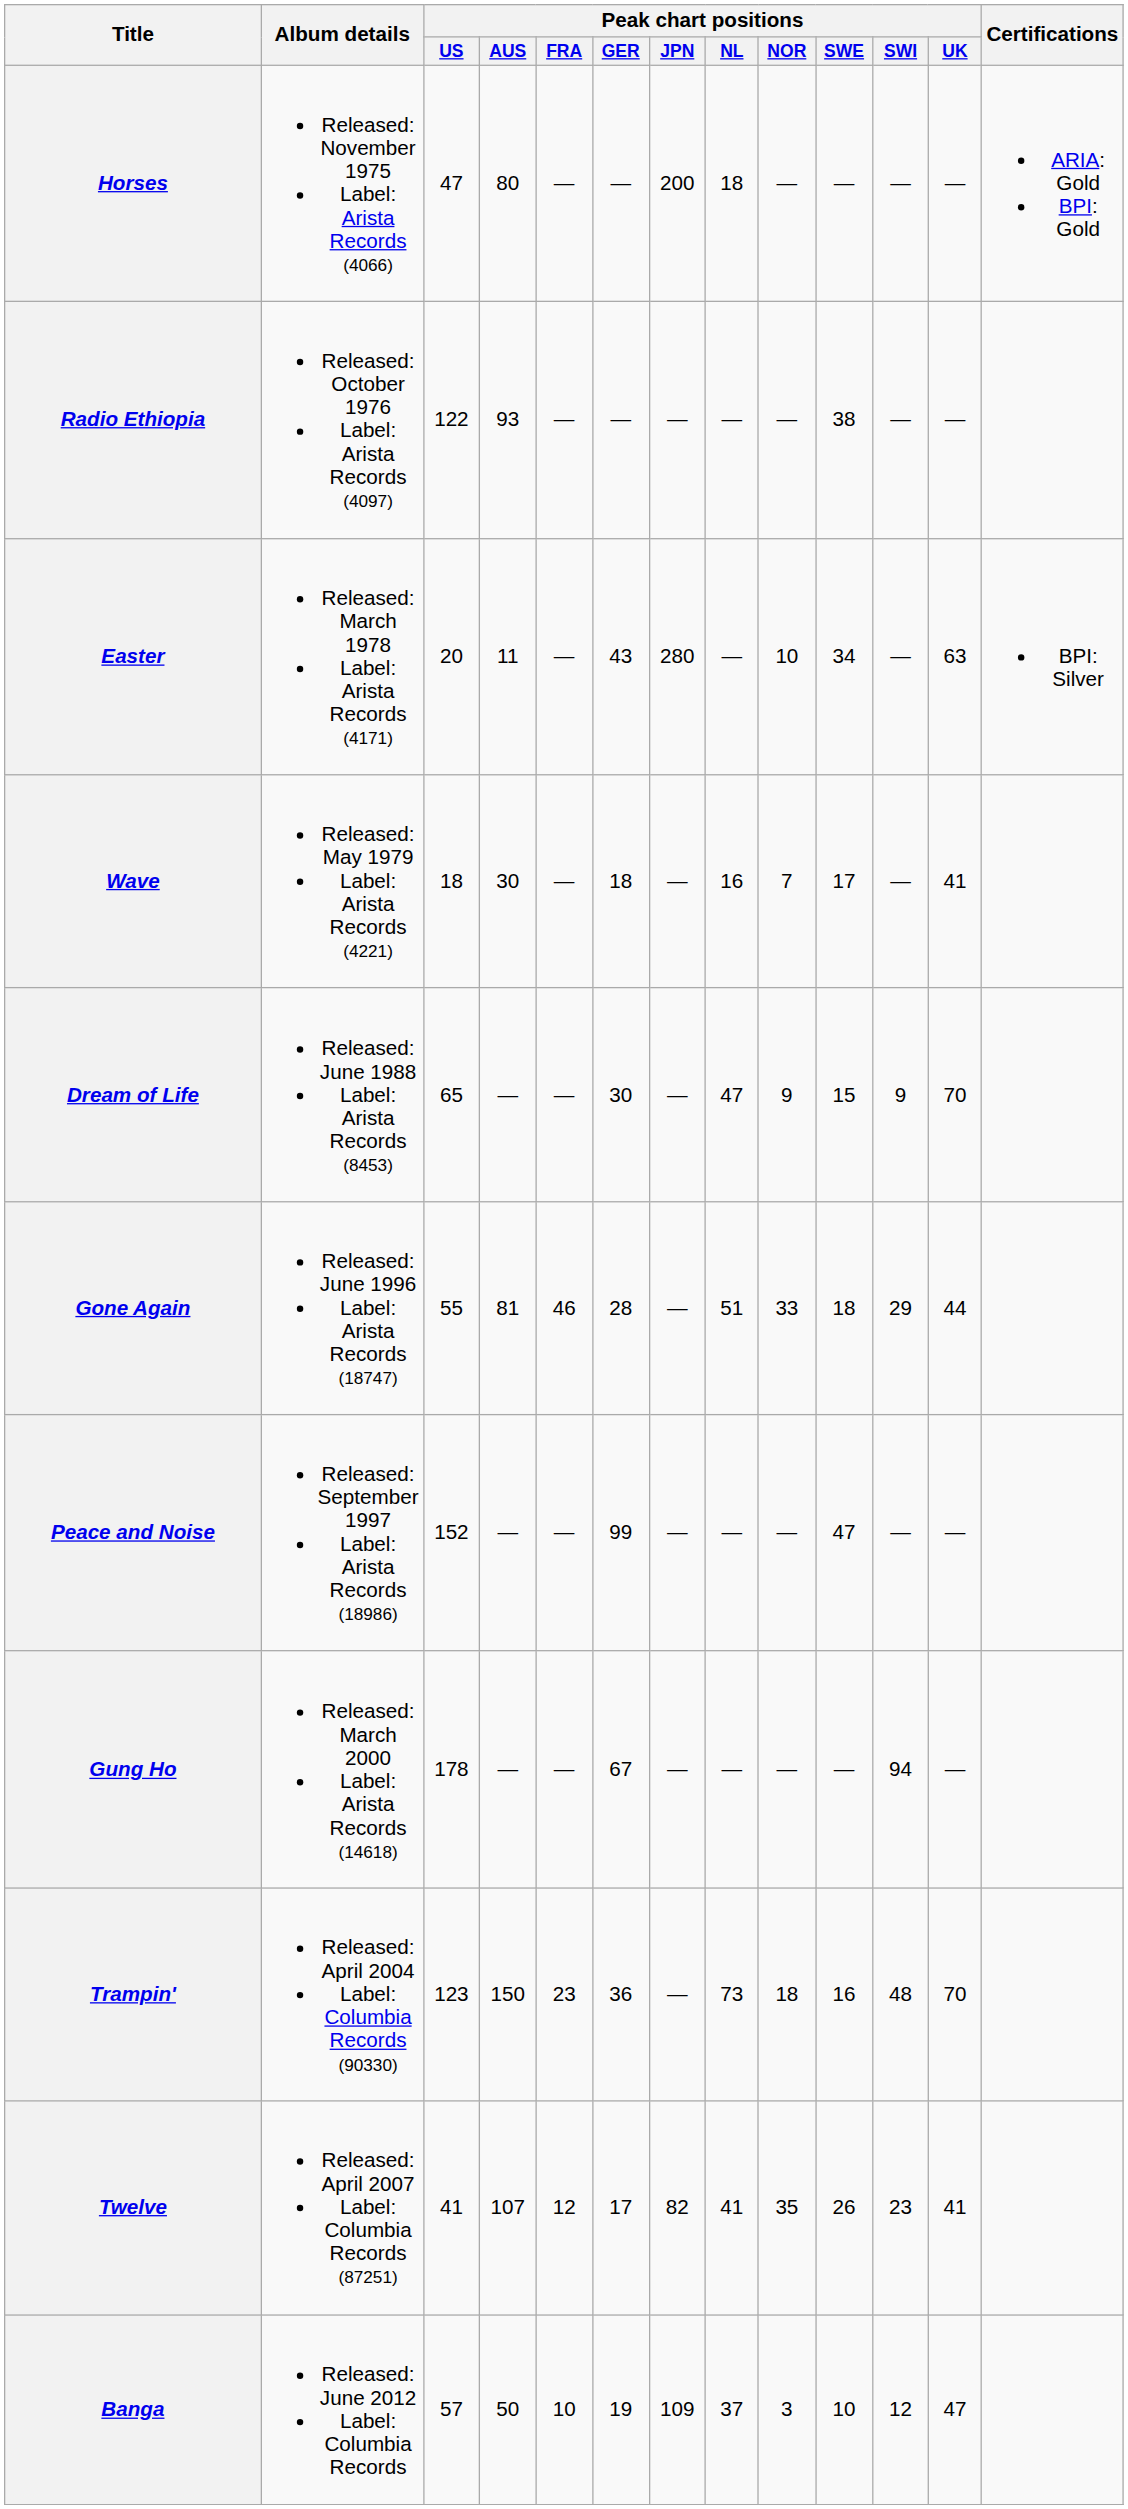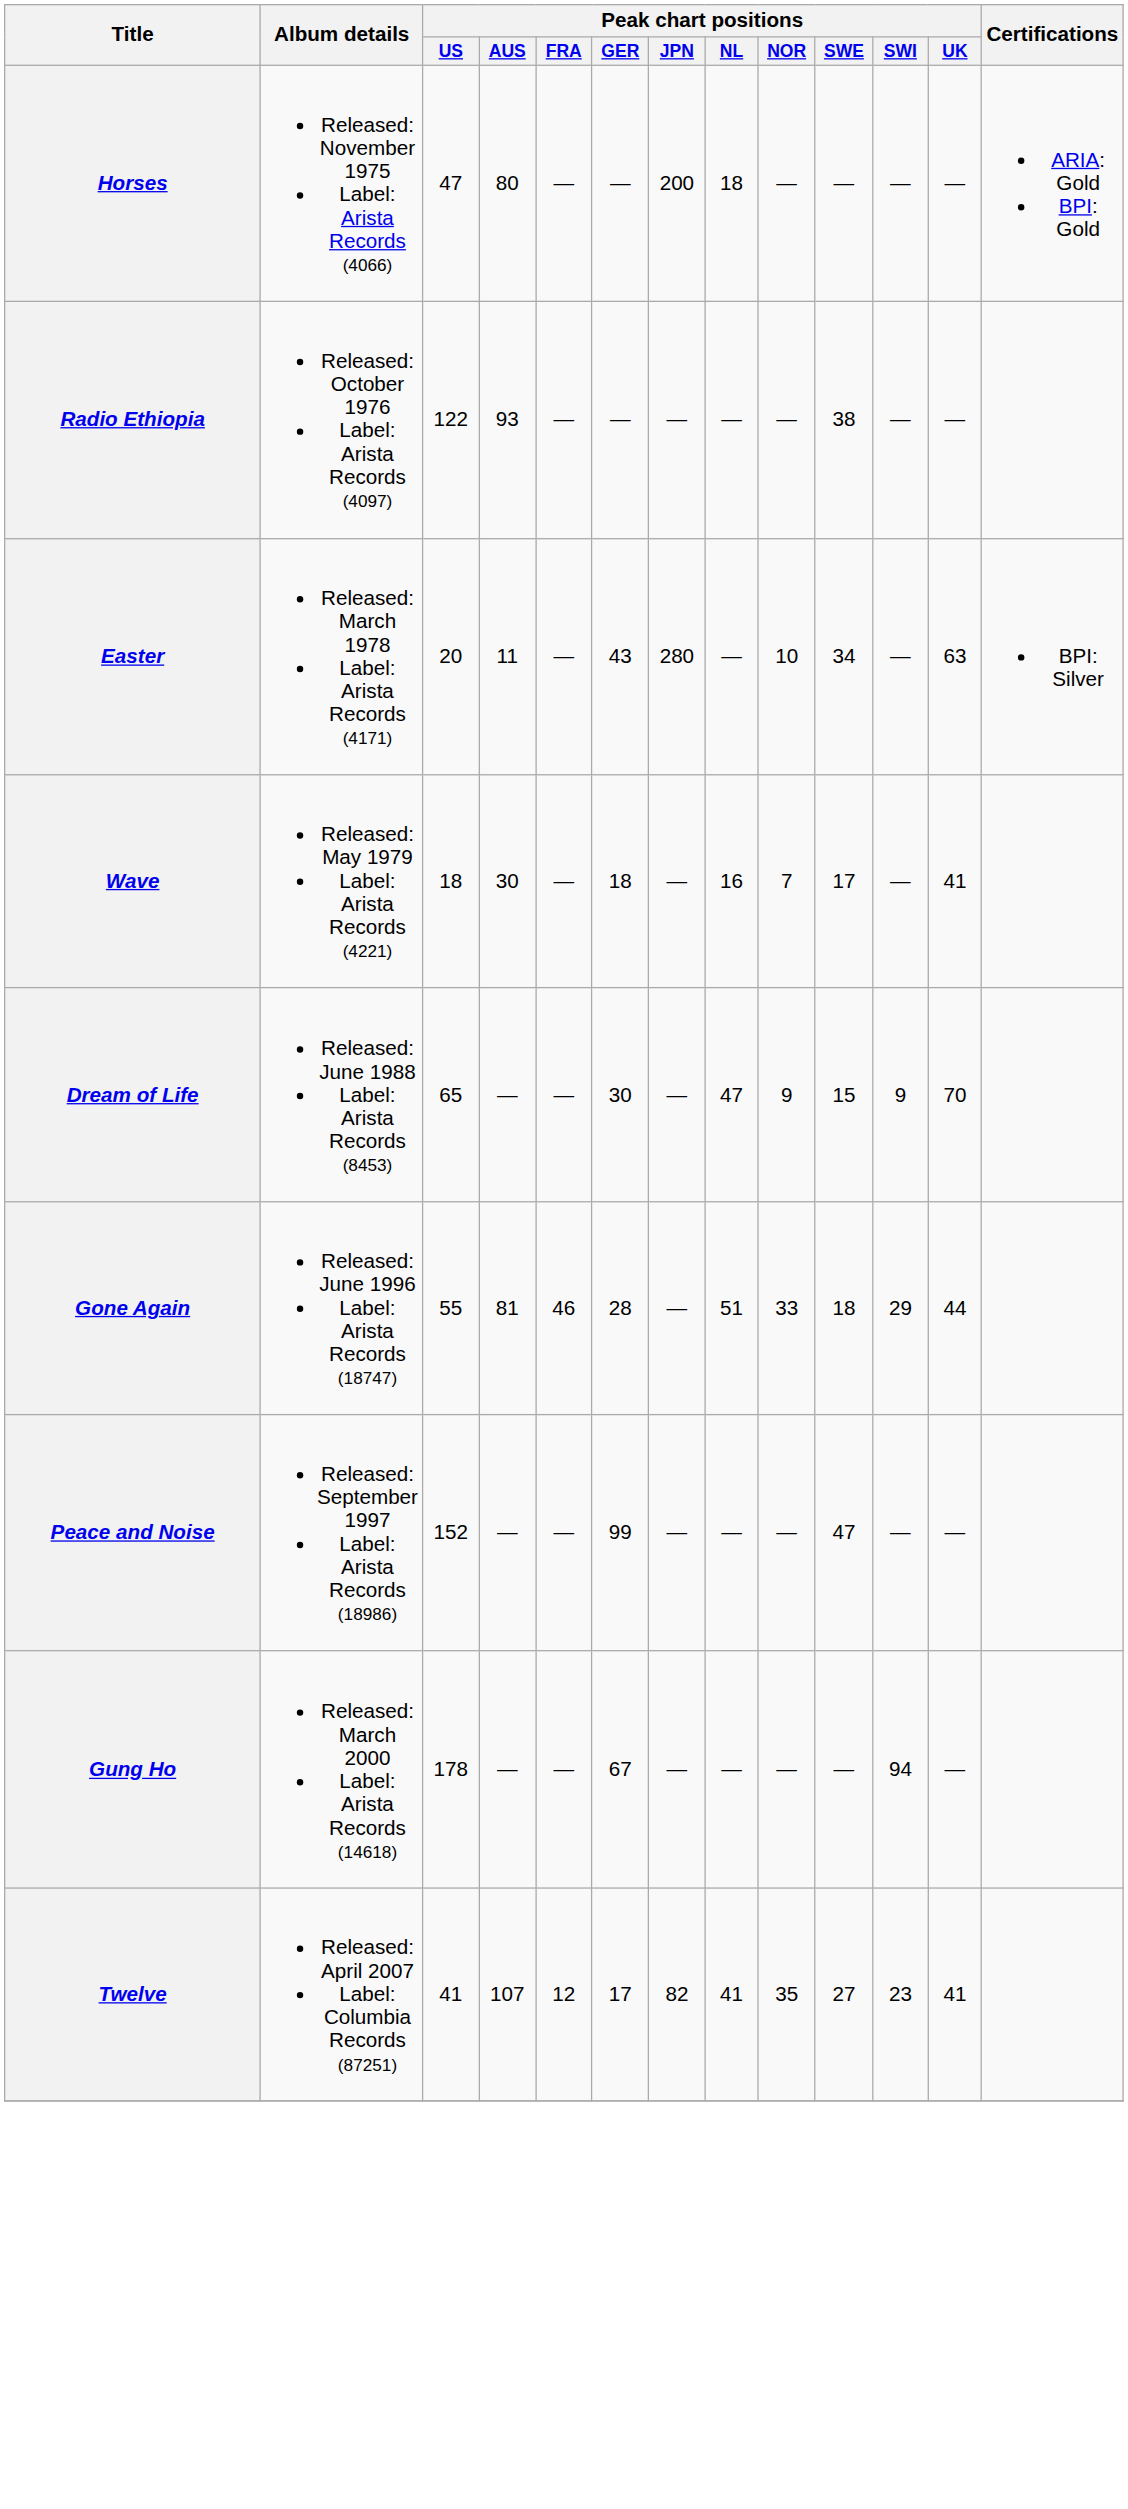- row: (133, 1994)
(844, 2207) 26 -> (844, 1994) 27
- row: (133, 2409)
